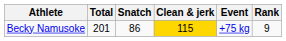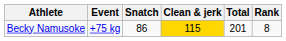columns swapped: (234, 13) <-> (101, 13)
(267, 29) 9 -> (267, 29) 8
